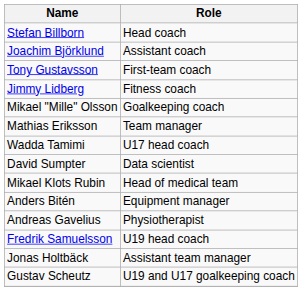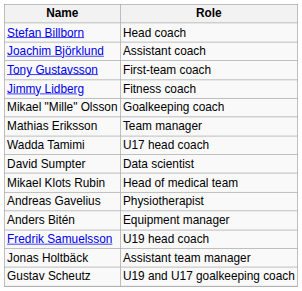rows swapped: (54, 220) <-> (41, 201)
